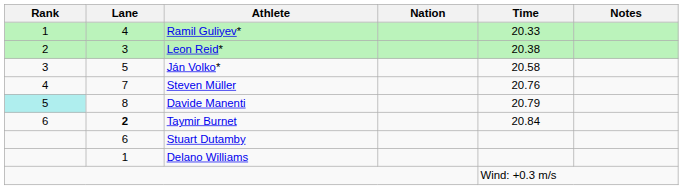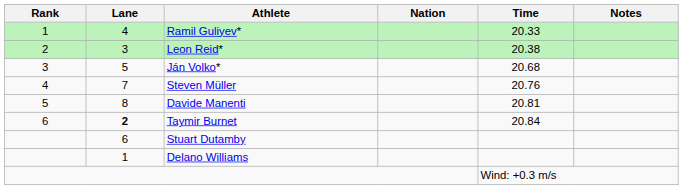(526, 67) 20.58 -> (526, 67) 20.68
(45, 103) paleturquoise background -> (45, 103) no background
(526, 103) 20.79 -> (526, 103) 20.81
